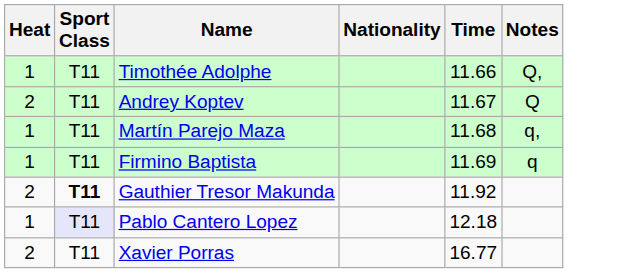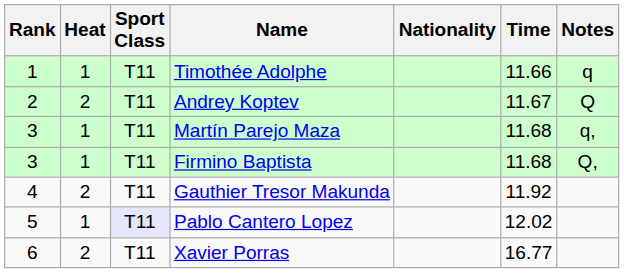+ column: (32, 30)
(532, 71) Q, -> (588, 71) q
(473, 161) 11.69 -> (529, 161) 11.68
(532, 161) q -> (588, 161) Q,
(84, 191) bold -> (140, 191) normal
(473, 222) 12.18 -> (529, 222) 12.02
